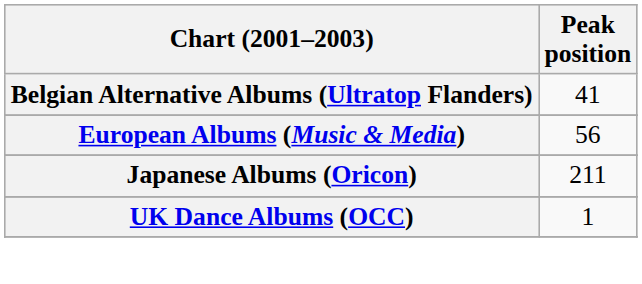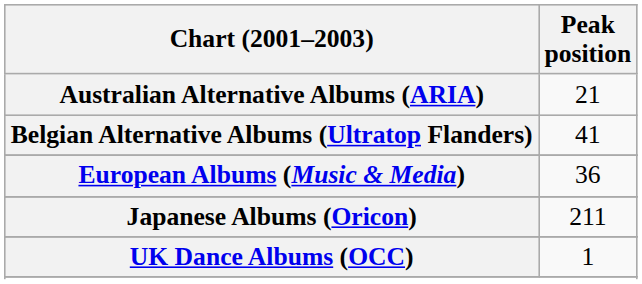+ row: (272, 94)
(588, 134) 56 -> (588, 175) 36
